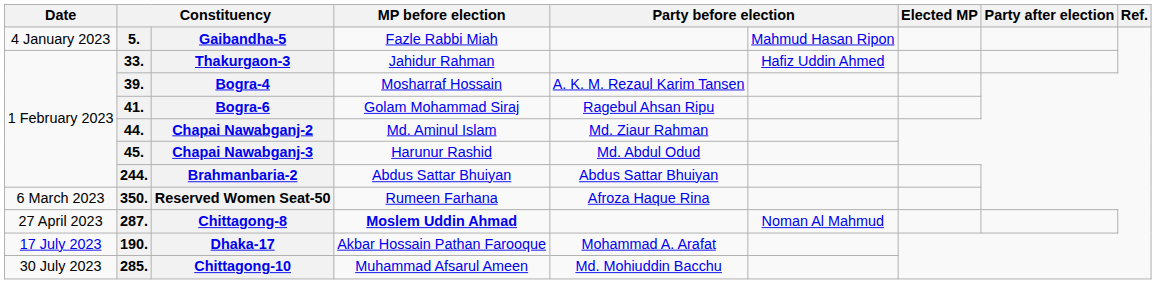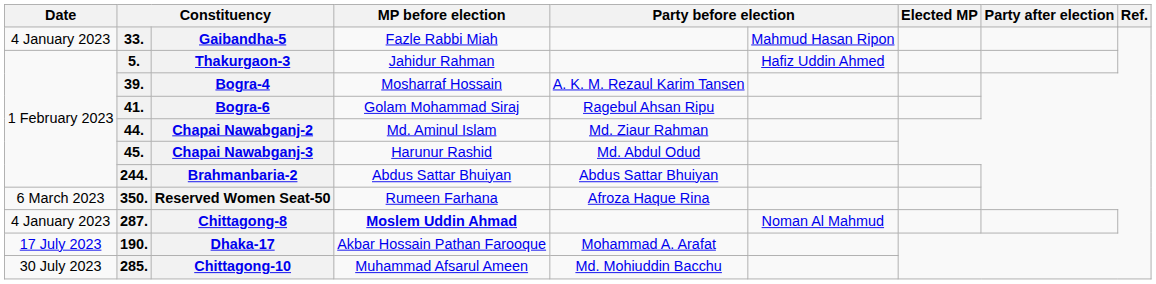(134, 38) 5. -> (134, 38) 33.
(134, 61) 33. -> (134, 61) 5.
(61, 221) 27 April 2023 -> (61, 221) 4 January 2023
